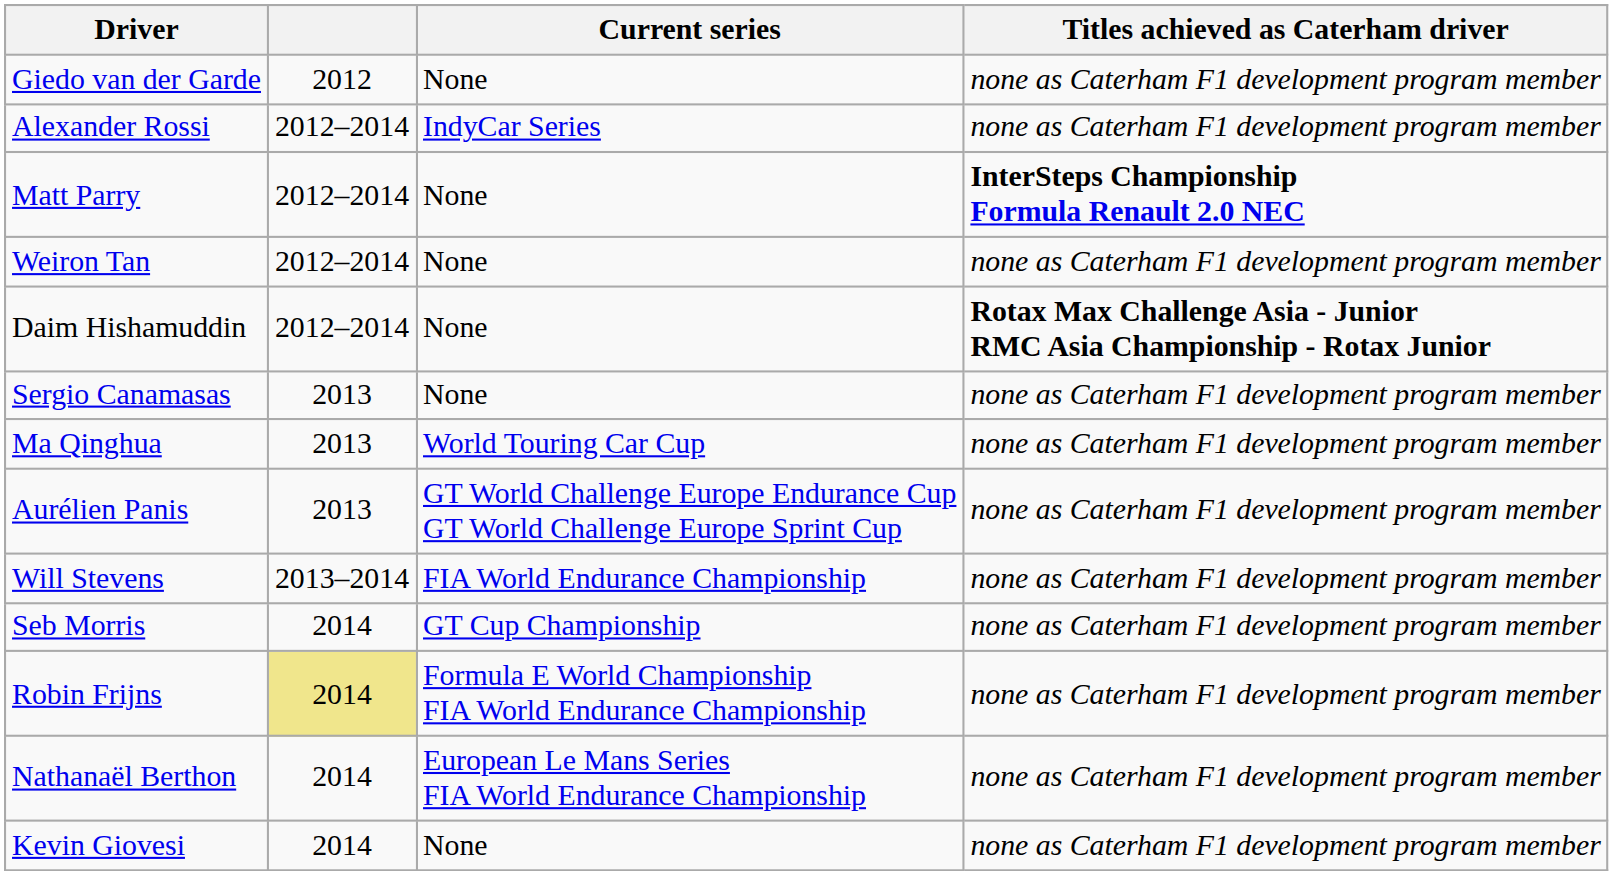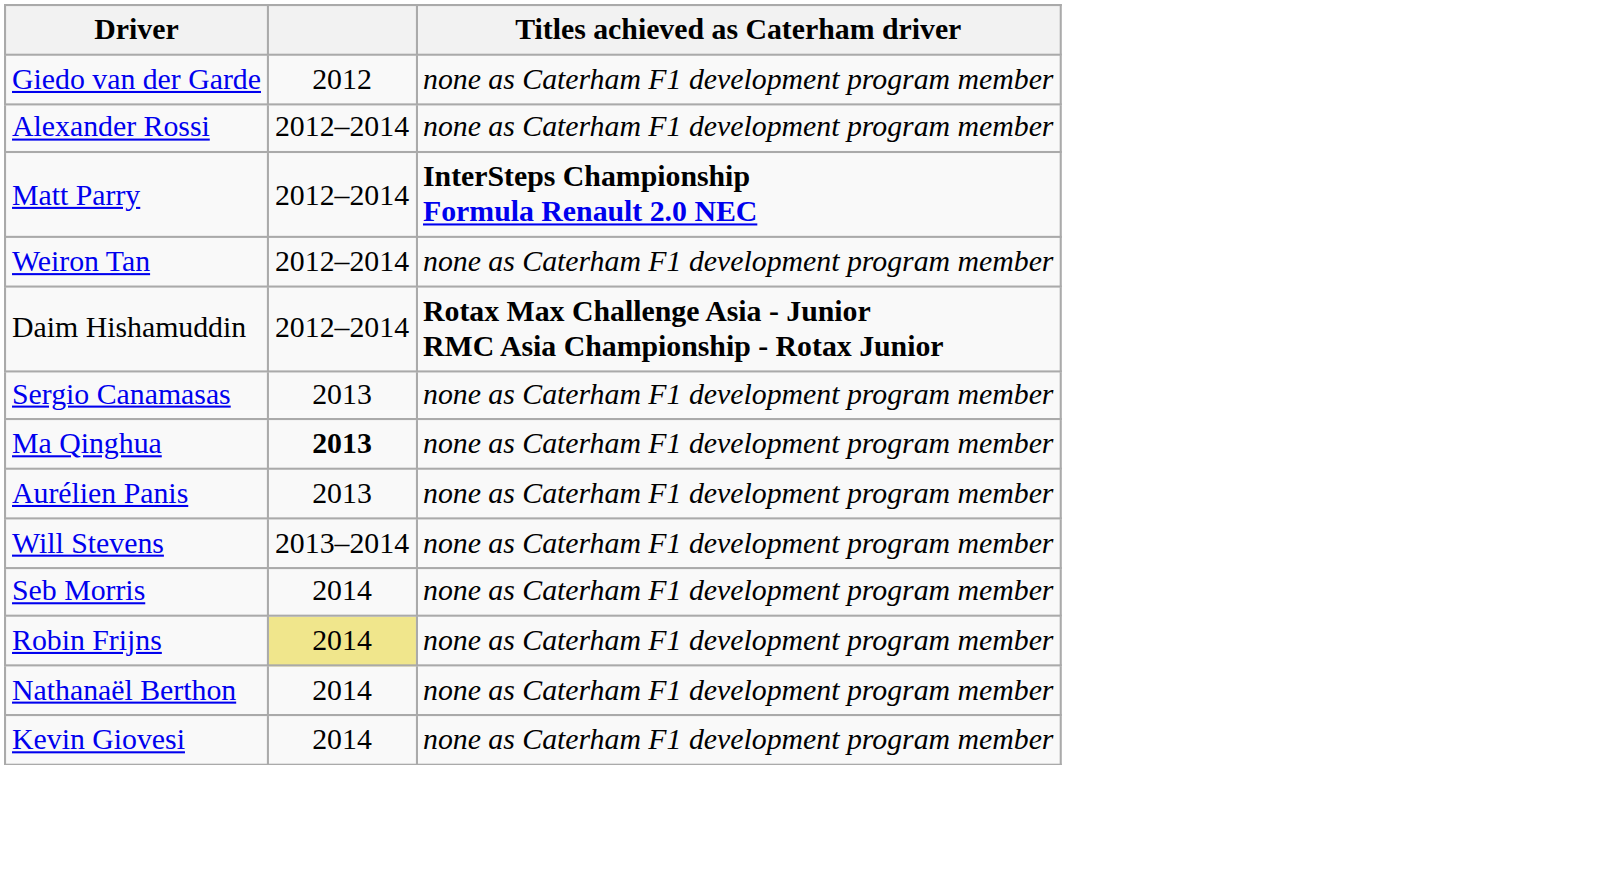- column: (690, 29)
(342, 443) normal -> (342, 443) bold
